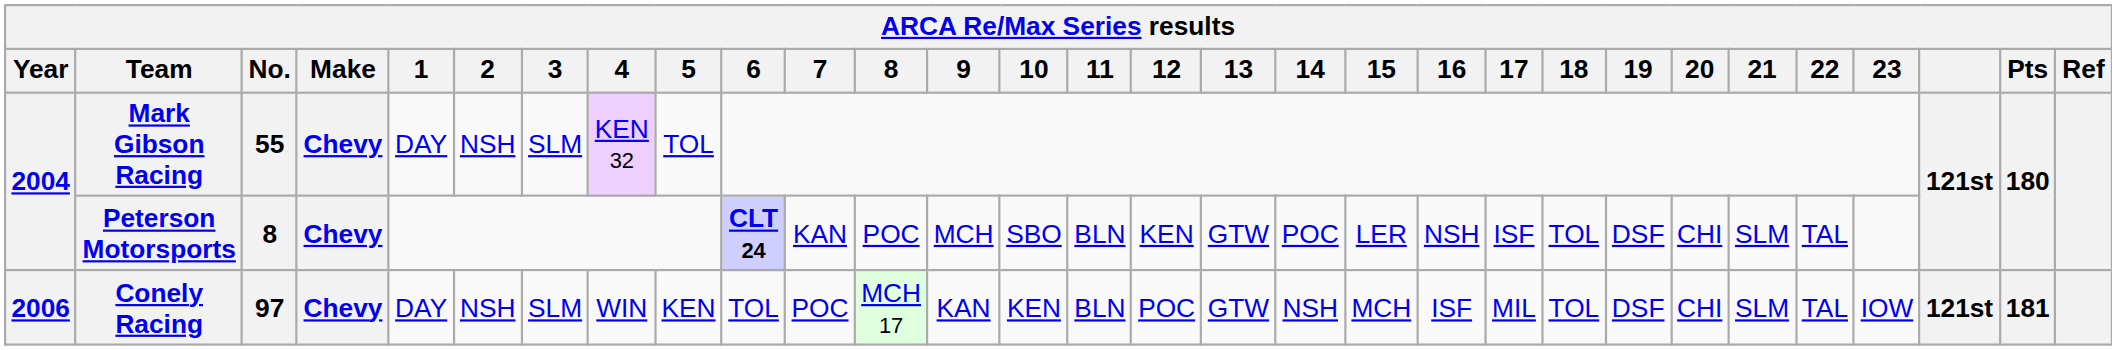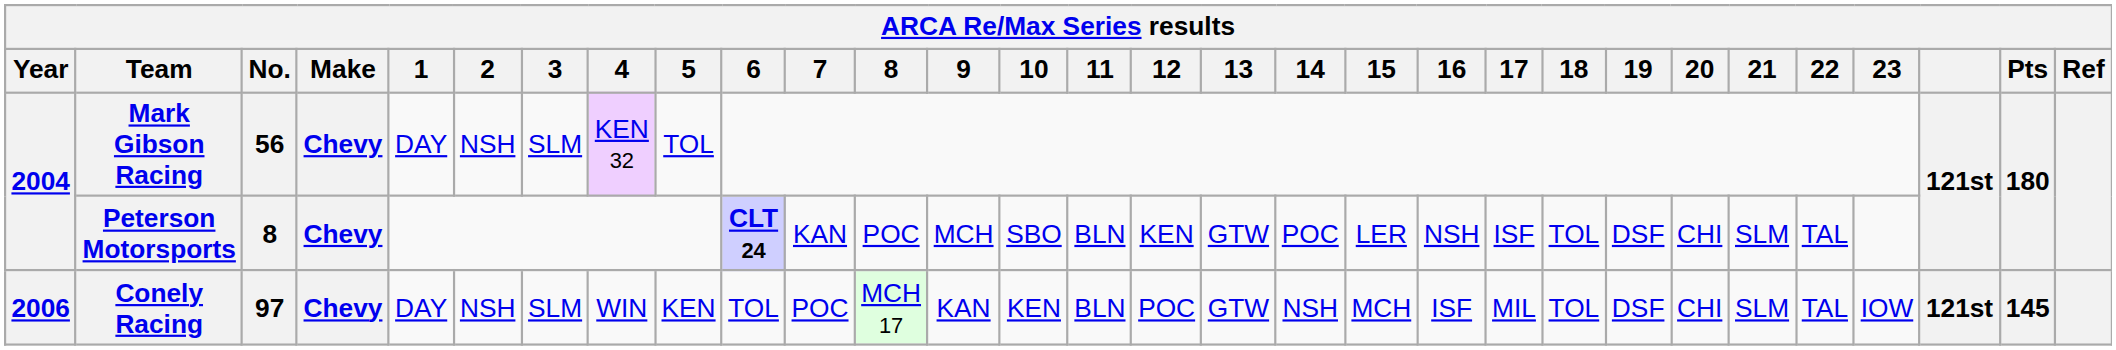(270, 144) 55 -> (270, 144) 56
(2028, 307) 181 -> (2028, 307) 145
